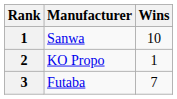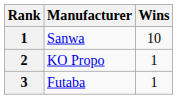(154, 82) 7 -> (154, 82) 1
